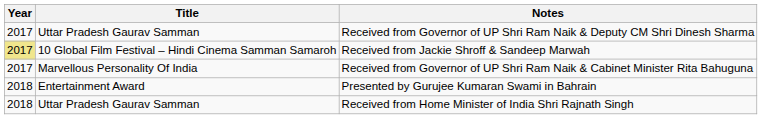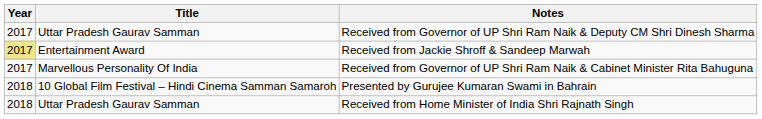(187, 50) 10 Global Film Festival – Hindi Cinema Samman Samaroh -> (91, 50) Entertainment Award
(91, 86) Entertainment Award -> (187, 86) 10 Global Film Festival – Hindi Cinema Samman Samaroh
